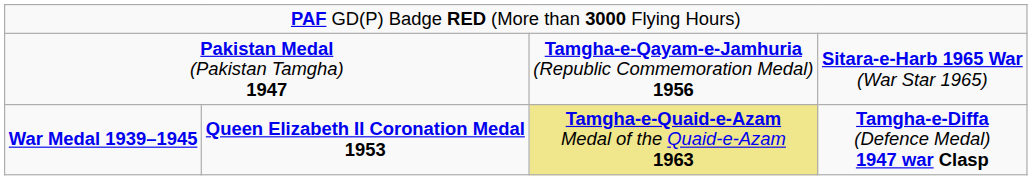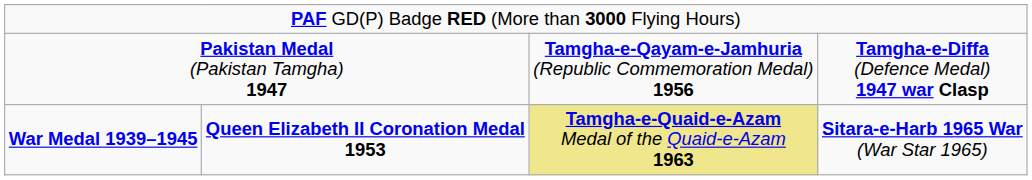(922, 68) Sitara-e-Harb 1965 War (War Star 1965) -> (922, 68) Tamgha-e-Diffa (Defence Medal) 1947 war Clasp
(922, 139) Tamgha-e-Diffa (Defence Medal) 1947 war Clasp -> (922, 139) Sitara-e-Harb 1965 War (War Star 1965)
